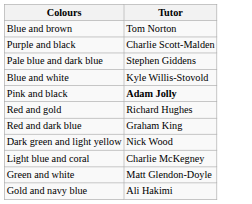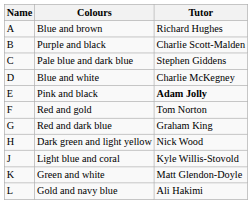+ column: (19, 12)
(151, 28) Tom Norton -> (190, 28) Richard Hughes
(167, 77) Kyle Willis-Stovold -> (196, 77) Charlie McKegney
(159, 110) Richard Hughes -> (182, 110) Tom Norton
(165, 158) Charlie McKegney -> (198, 158) Kyle Willis-Stovold
